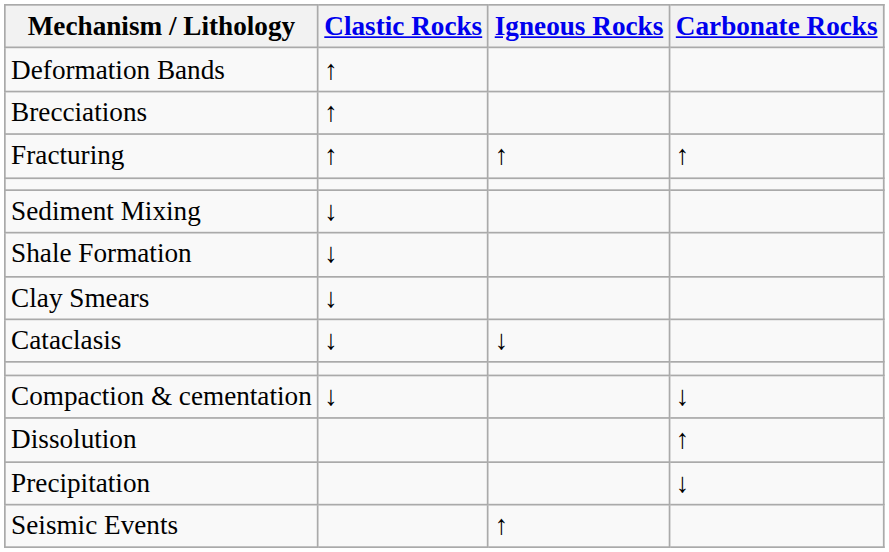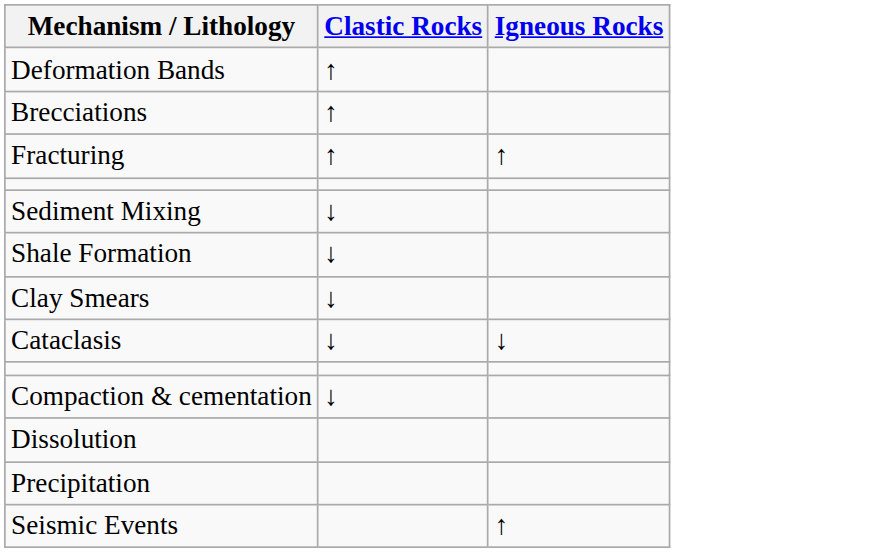- column: (777, 26)
